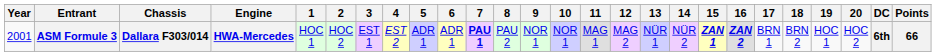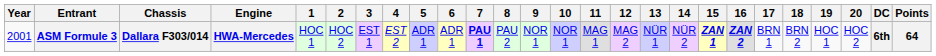(912, 36) 66 -> (912, 36) 64
